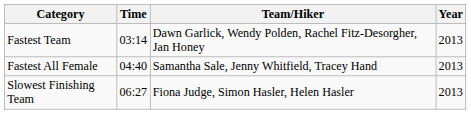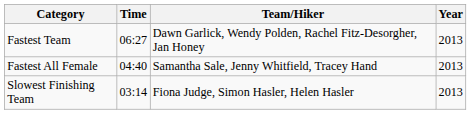(133, 40) 03:14 -> (133, 40) 06:27
(133, 92) 06:27 -> (133, 92) 03:14
